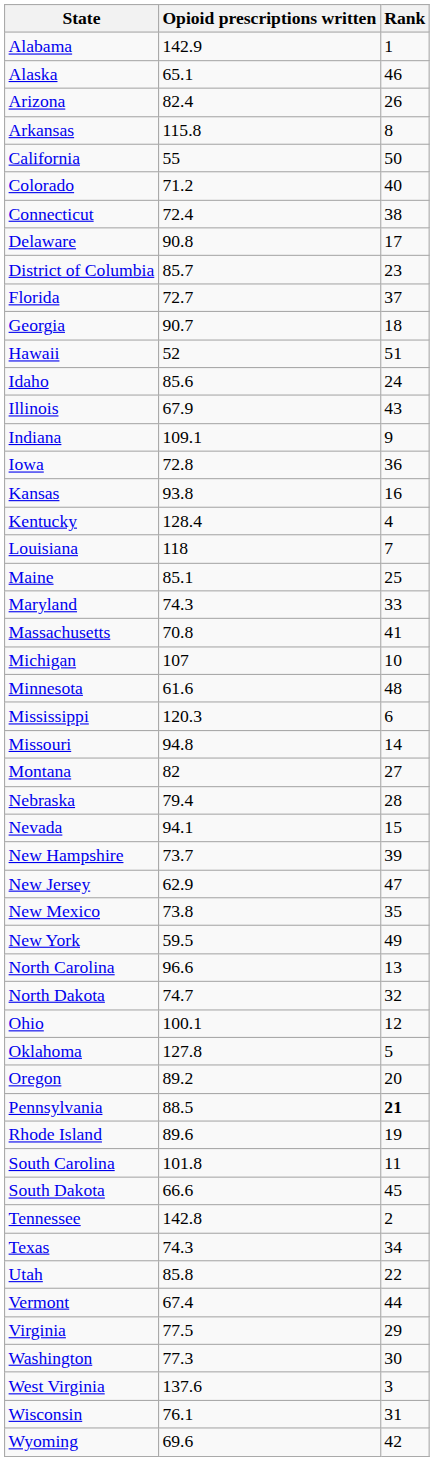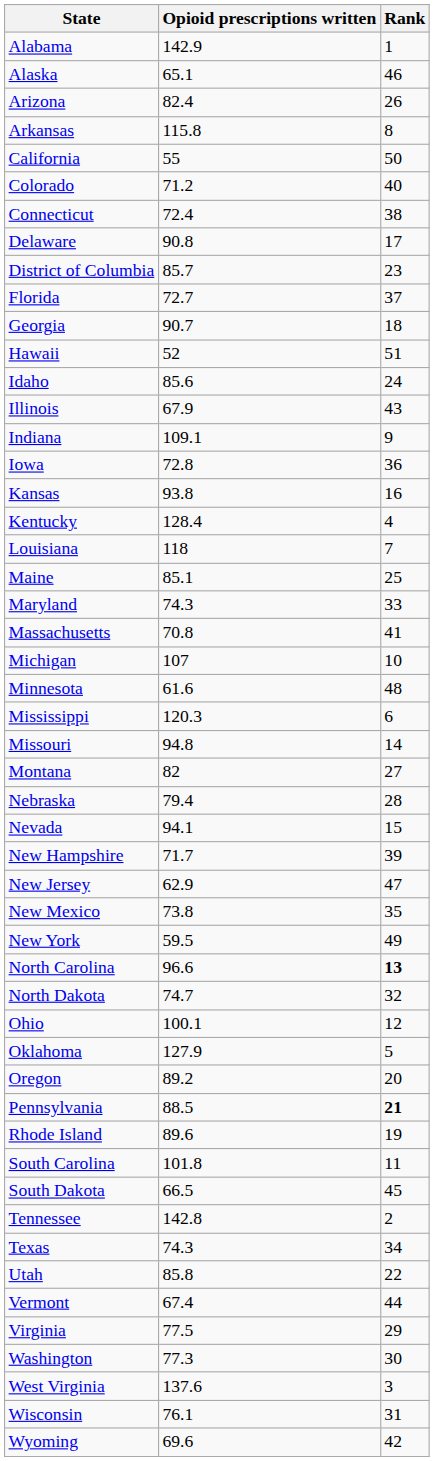(178, 855) 73.7 -> (178, 855) 71.7
(393, 967) normal -> (393, 967) bold
(182, 1051) 127.8 -> (182, 1051) 127.9
(178, 1190) 66.6 -> (178, 1190) 66.5
